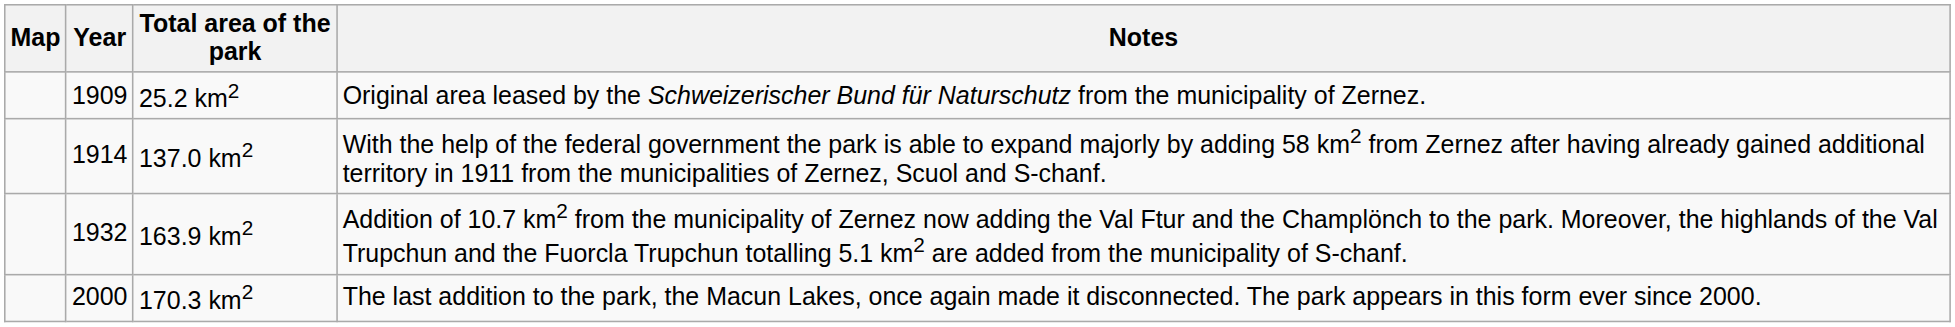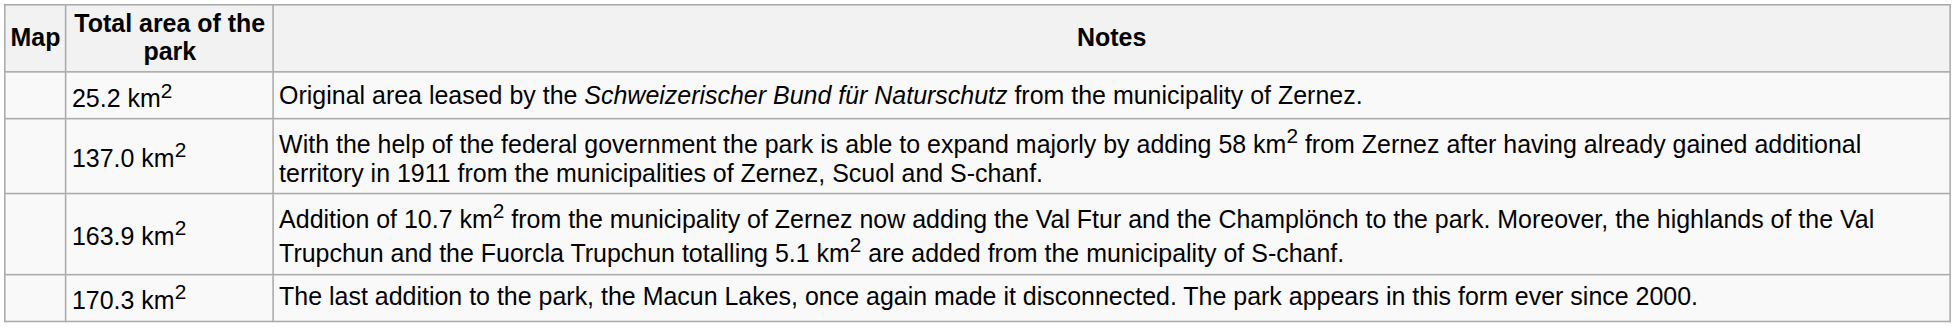- column: (100, 38)
